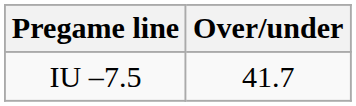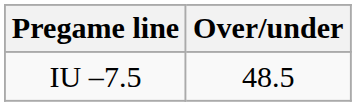(268, 76) 41.7 -> (268, 76) 48.5
